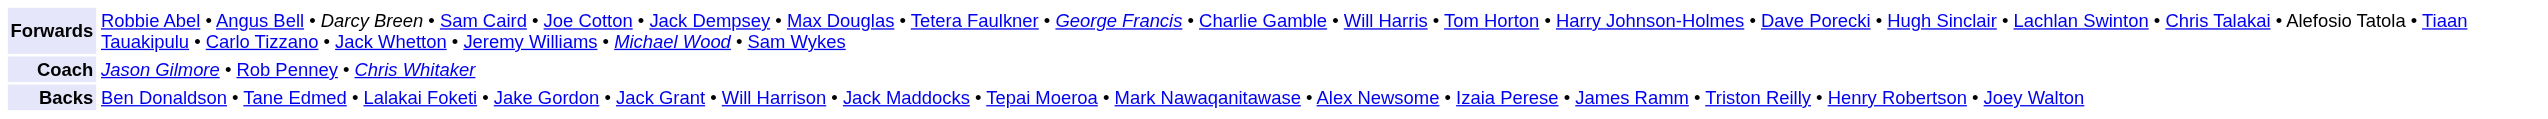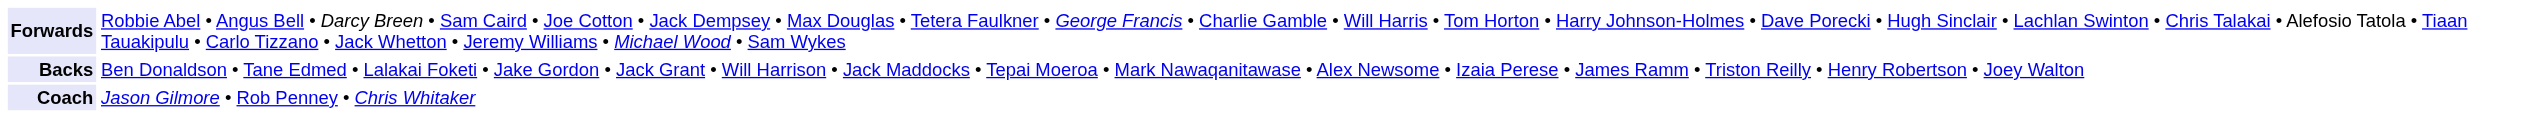rows swapped: (66, 97) <-> (65, 69)
